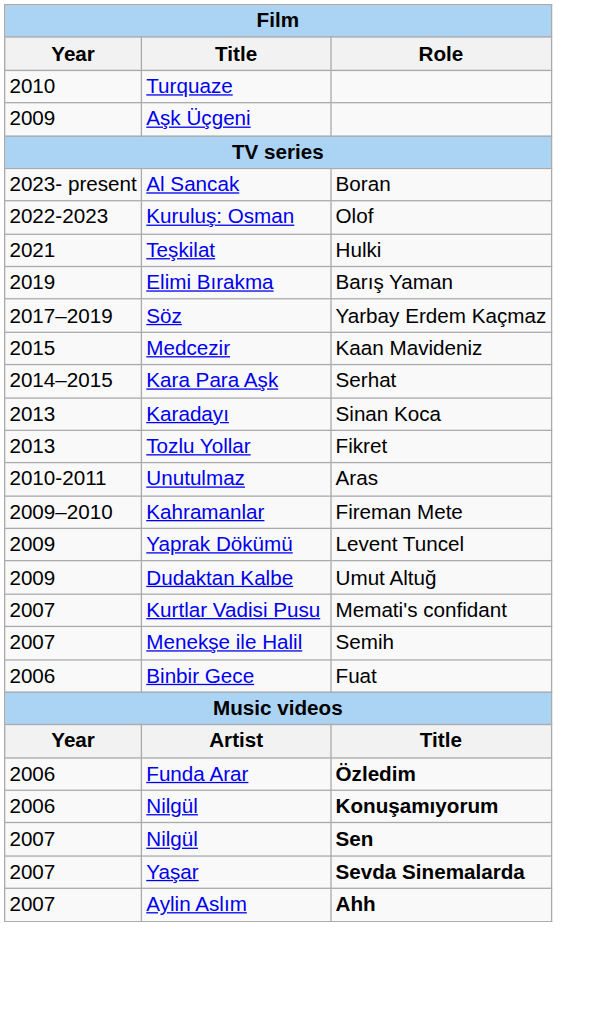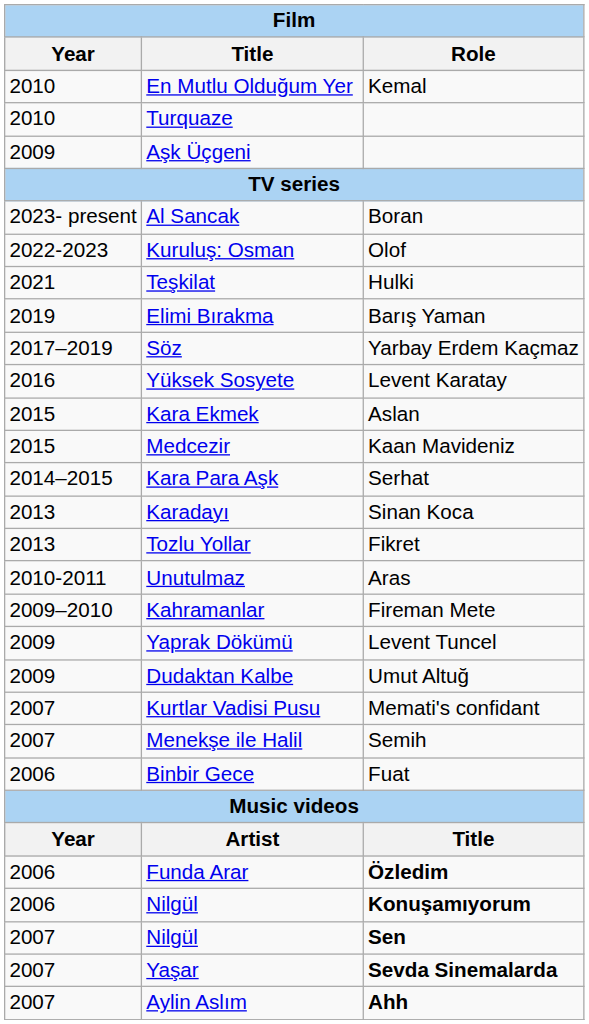+ row: (252, 86)
+ row: (220, 380)
+ row: (202, 413)
